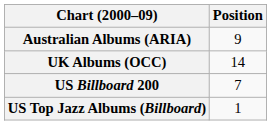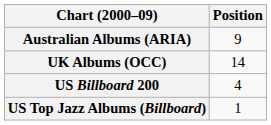(238, 85) 7 -> (238, 85) 4
